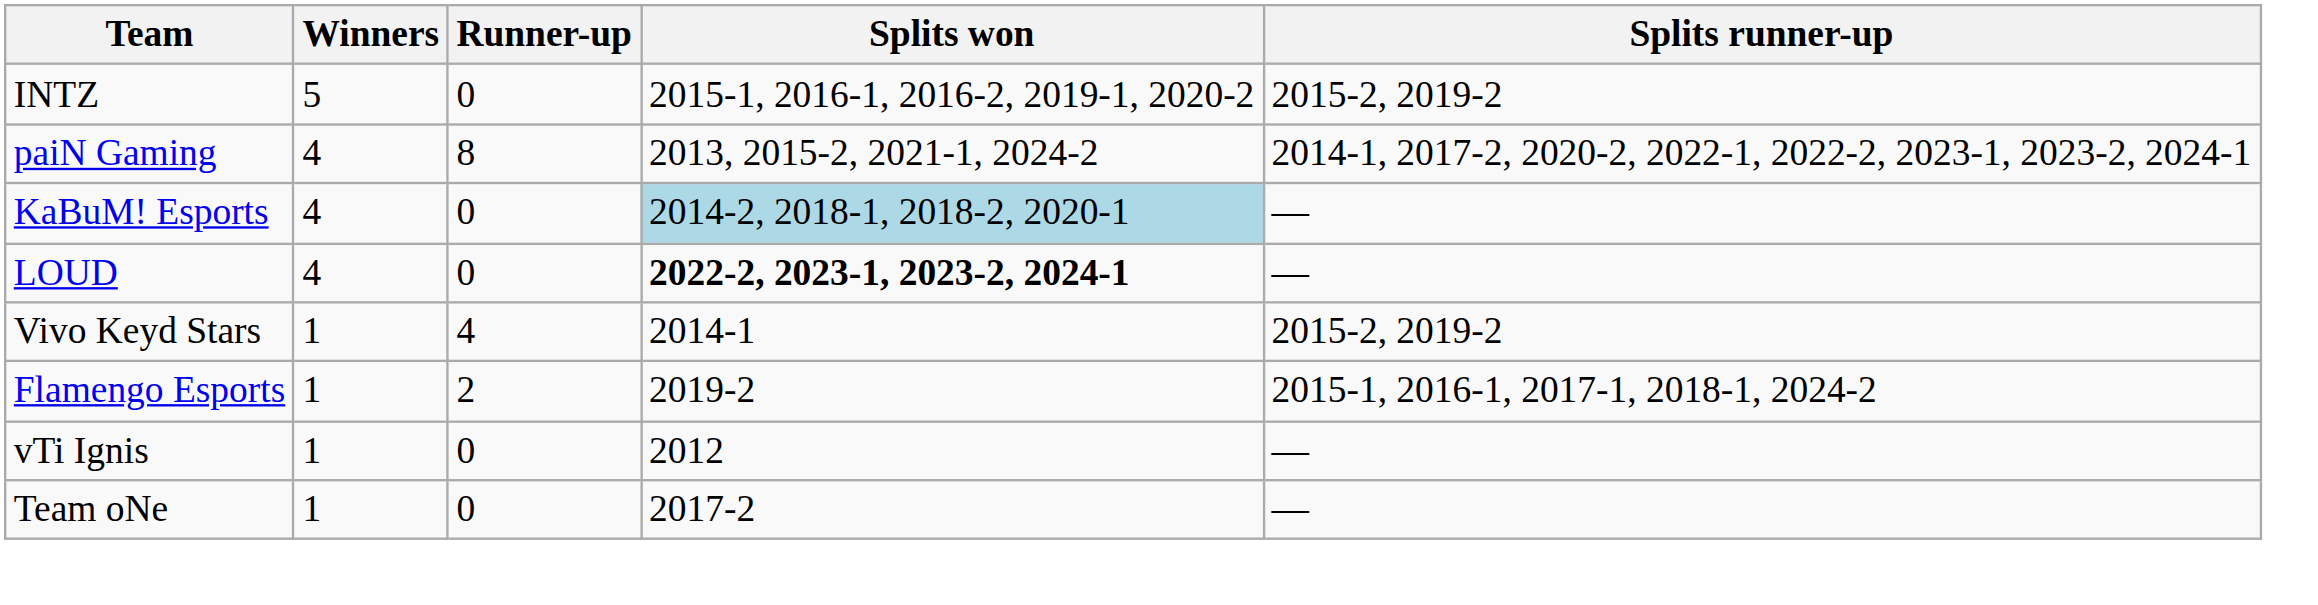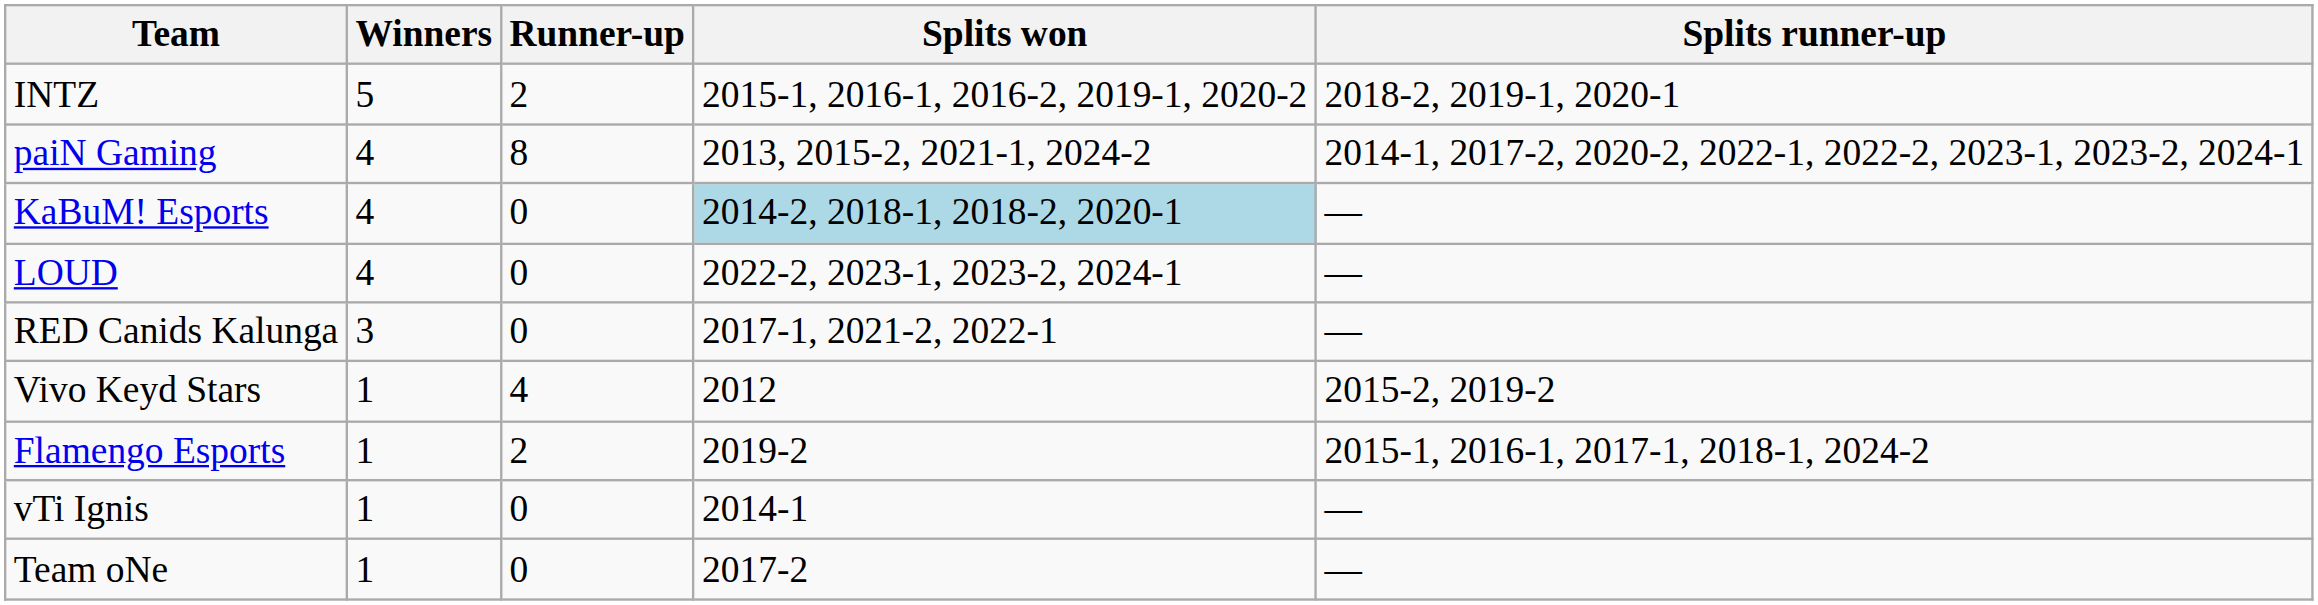(466, 93) 0 -> (519, 93) 2
(1387, 93) 2015-2, 2019-2 -> (1502, 93) 2018-2, 2019-1, 2020-1
(889, 271) bold -> (942, 271) normal
+ row: (176, 331)
(702, 331) 2014-1 -> (740, 390) 2012
(687, 449) 2012 -> (755, 509) 2014-1
